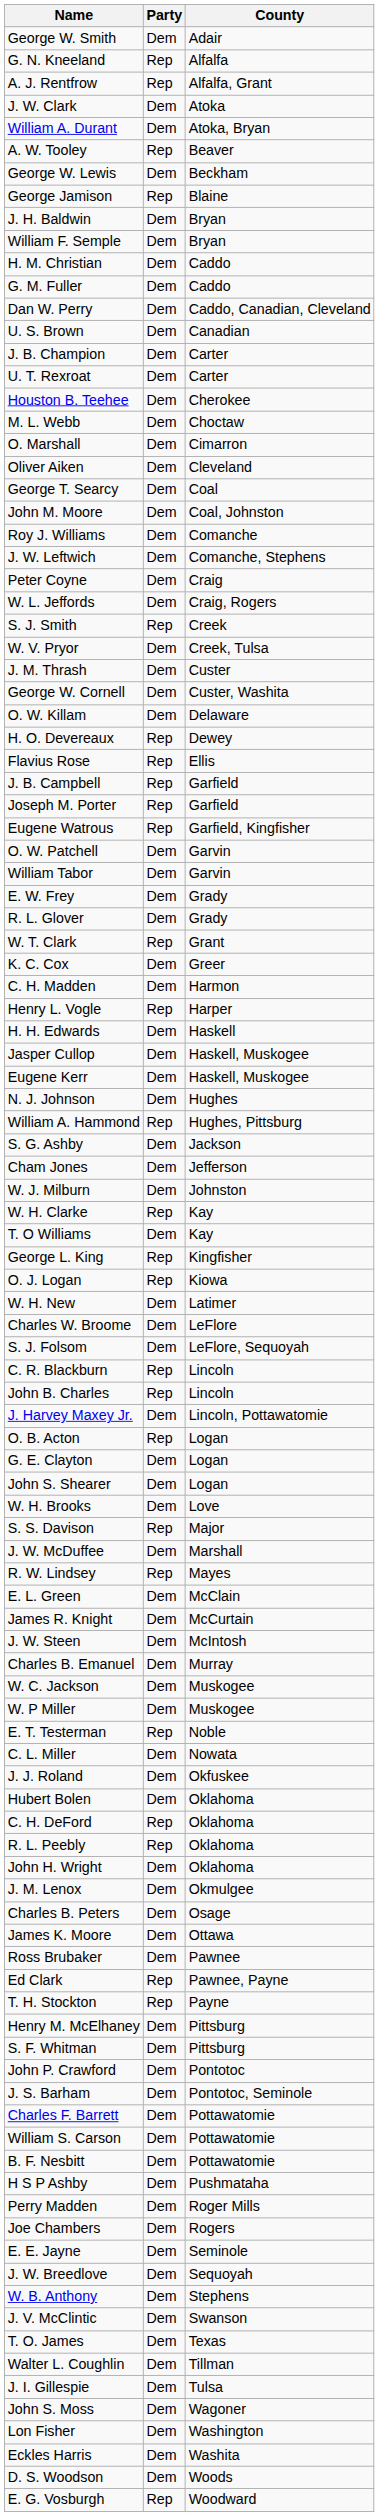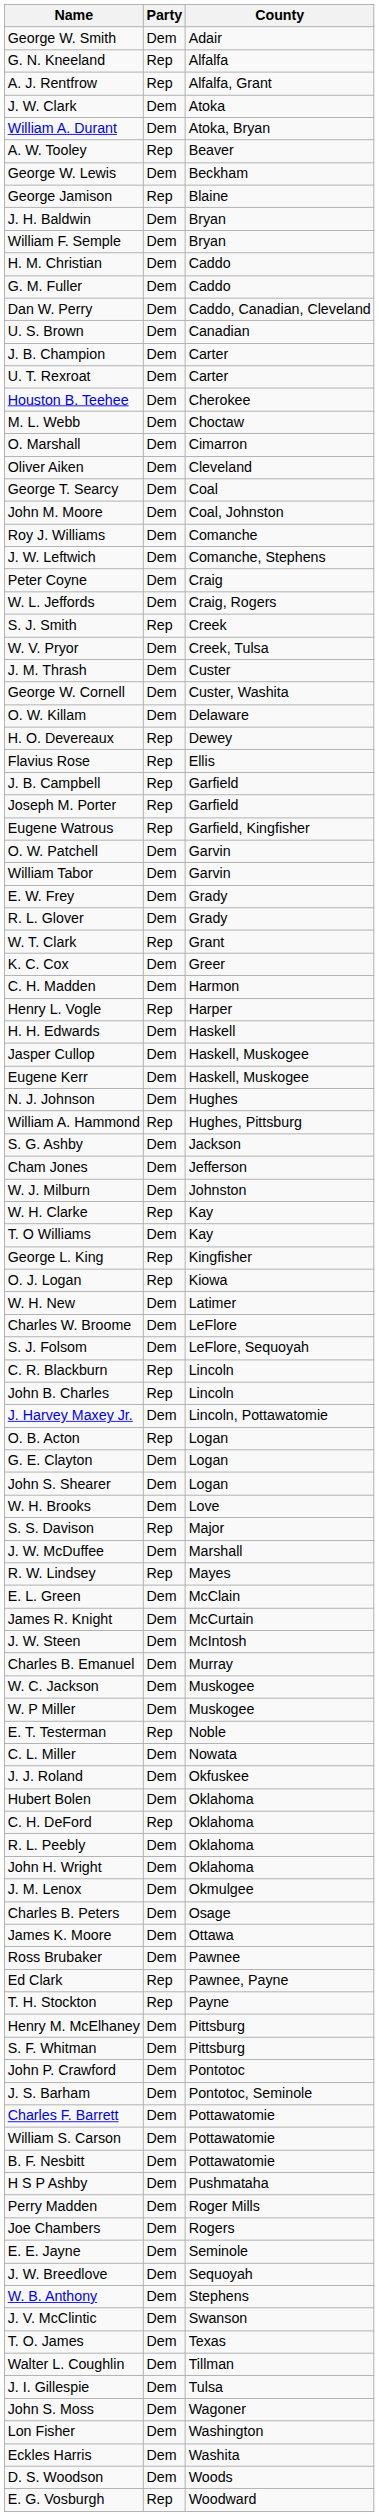(160, 1845) Rep -> (161, 1845) Dem
